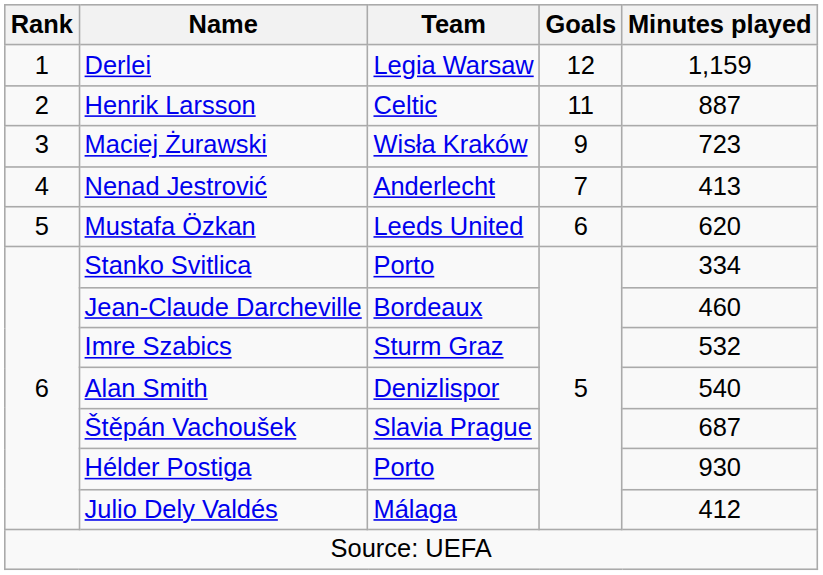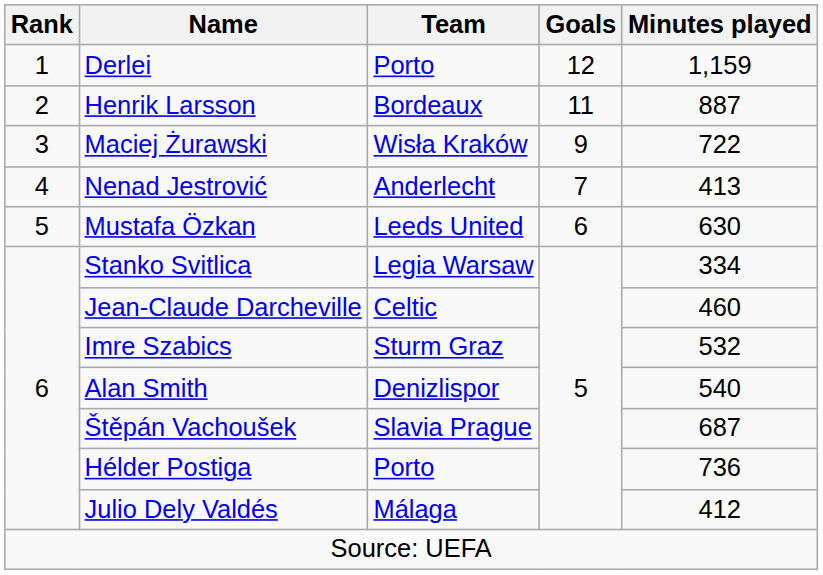(454, 65) Legia Warsaw -> (404, 65) Porto
(405, 105) Celtic -> (428, 105) Bordeaux
(720, 145) 723 -> (720, 145) 722
(720, 226) 620 -> (720, 226) 630
(404, 266) Porto -> (454, 266) Legia Warsaw
(428, 307) Bordeaux -> (405, 307) Celtic
(720, 468) 930 -> (720, 468) 736
